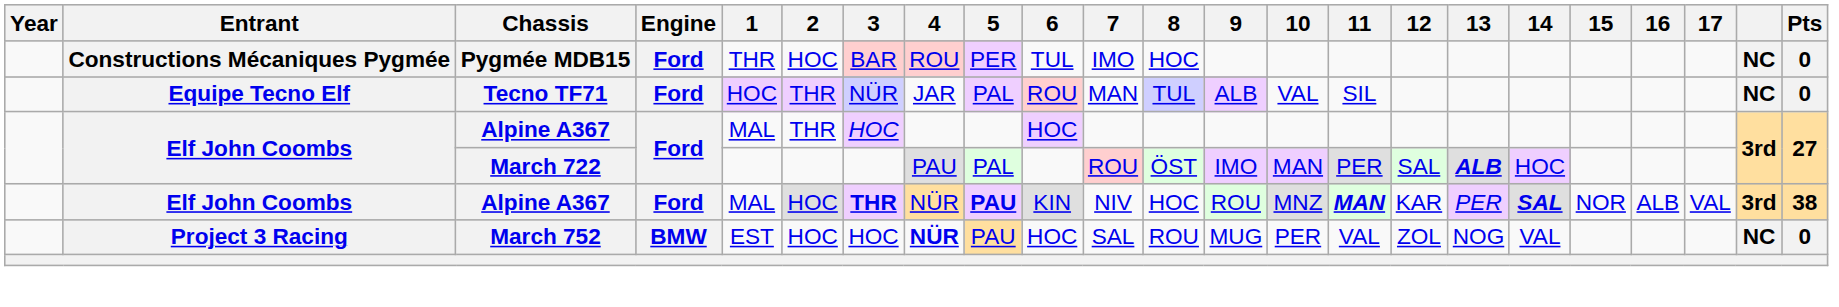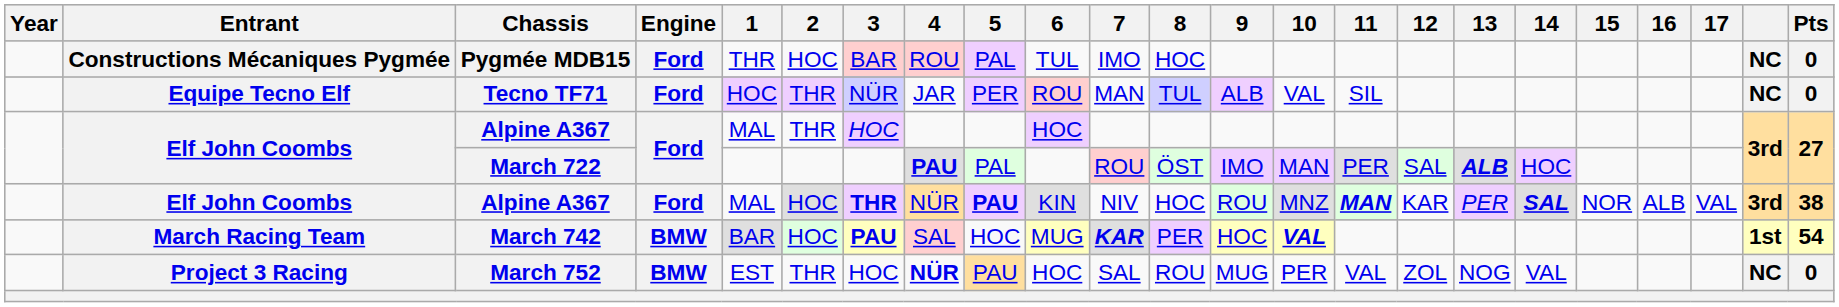(993, 59) PER -> (995, 59) PAL
(993, 94) PAL -> (995, 94) PER
(934, 166) normal -> (934, 166) bold
+ row: (259, 237)
(813, 237) HOC -> (813, 273) THR
